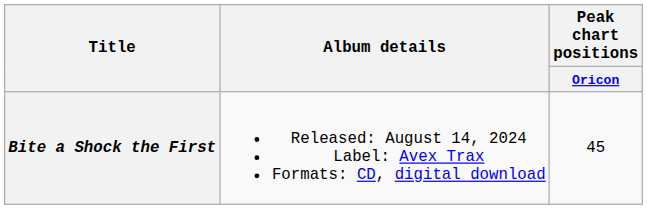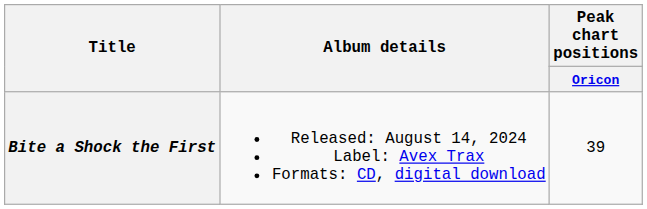(596, 148) 45 -> (596, 148) 39
